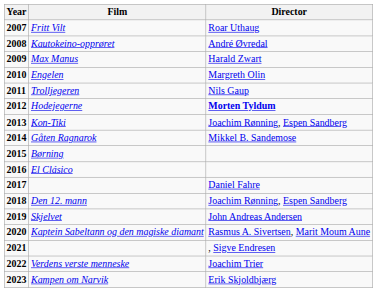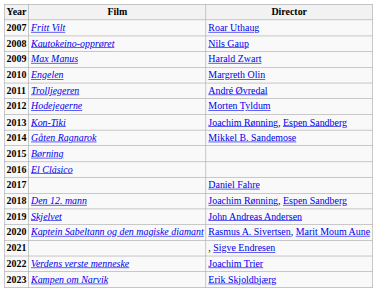(238, 43) André Øvredal -> (229, 43) Nils Gaup
(229, 91) Nils Gaup -> (238, 91) André Øvredal
(242, 106) bold -> (239, 106) normal
